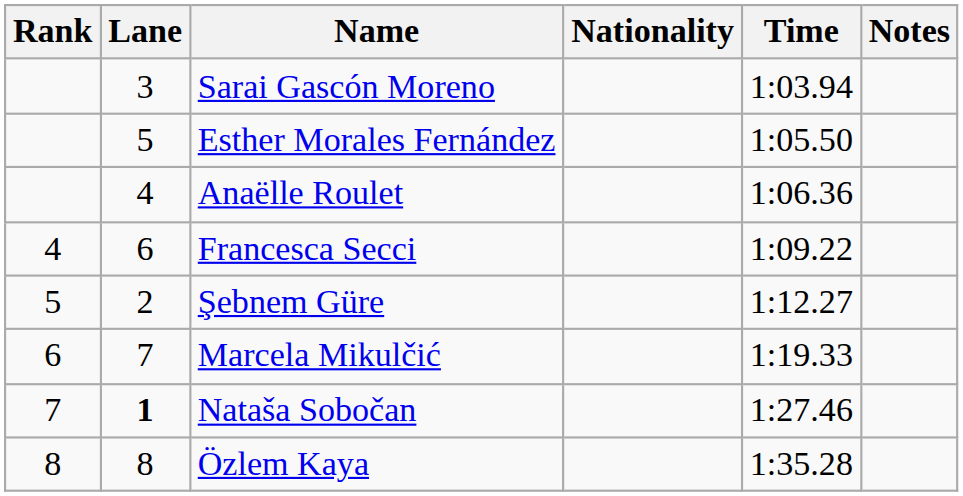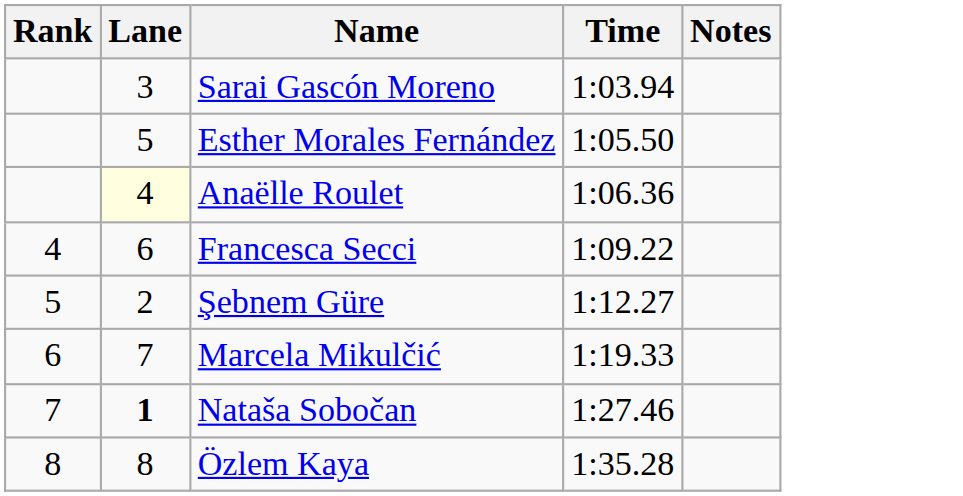- column: (653, 31)
(145, 193) no background -> (145, 193) lightyellow background
